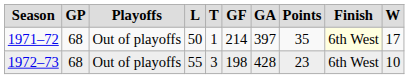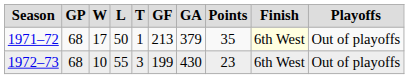columns swapped: (393, 16) <-> (137, 16)
(236, 39) 214 -> (162, 39) 213
(265, 39) 397 -> (191, 39) 379
(236, 62) 198 -> (162, 62) 199
(265, 62) 428 -> (191, 62) 430
